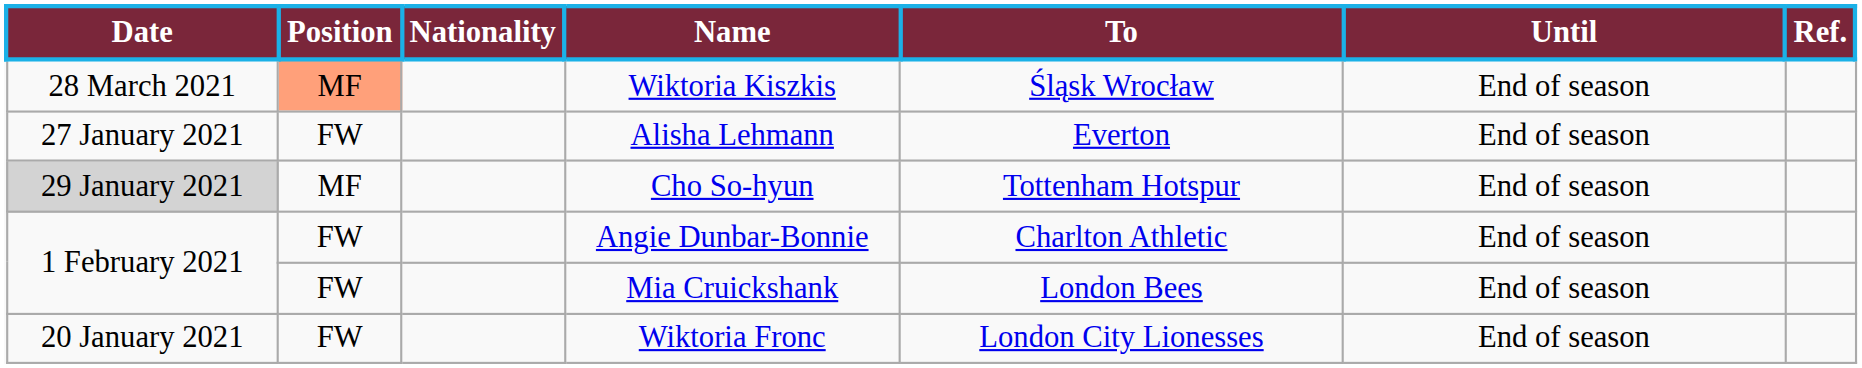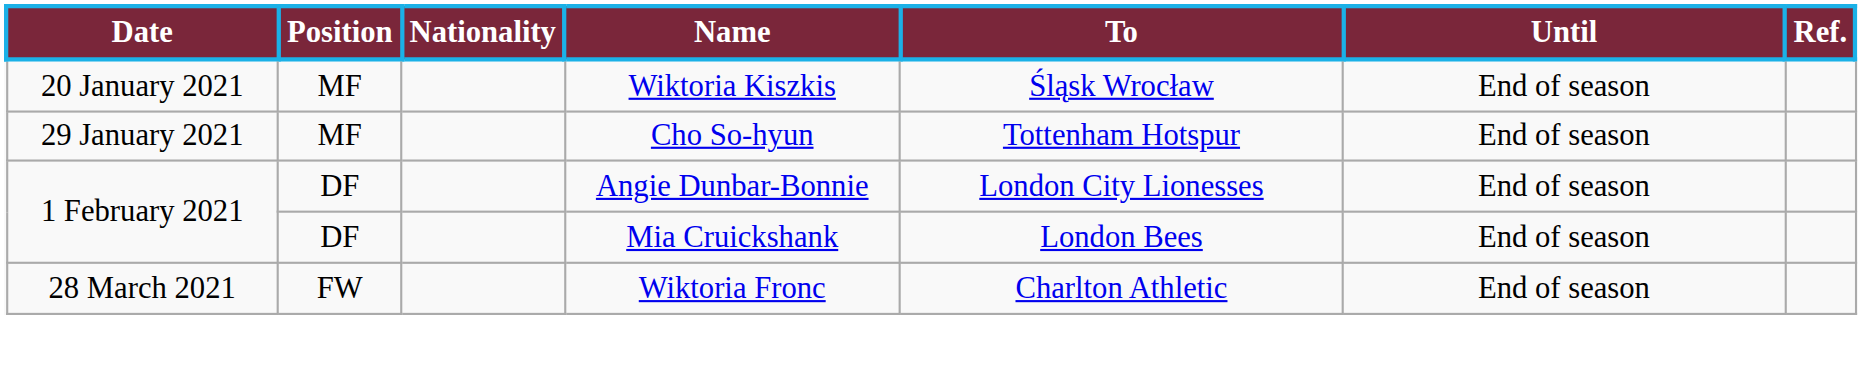(142, 85) 28 March 2021 -> (142, 85) 20 January 2021
(340, 85) lightsalmon background -> (340, 85) no background
- row: (732, 135)
(142, 186) lightgrey background -> (142, 135) no background
(340, 236) FW -> (340, 186) DF
(1121, 236) Charlton Athletic -> (1121, 186) London City Lionesses
(340, 287) FW -> (340, 236) DF
(142, 337) 20 January 2021 -> (142, 287) 28 March 2021
(1121, 337) London City Lionesses -> (1121, 287) Charlton Athletic
